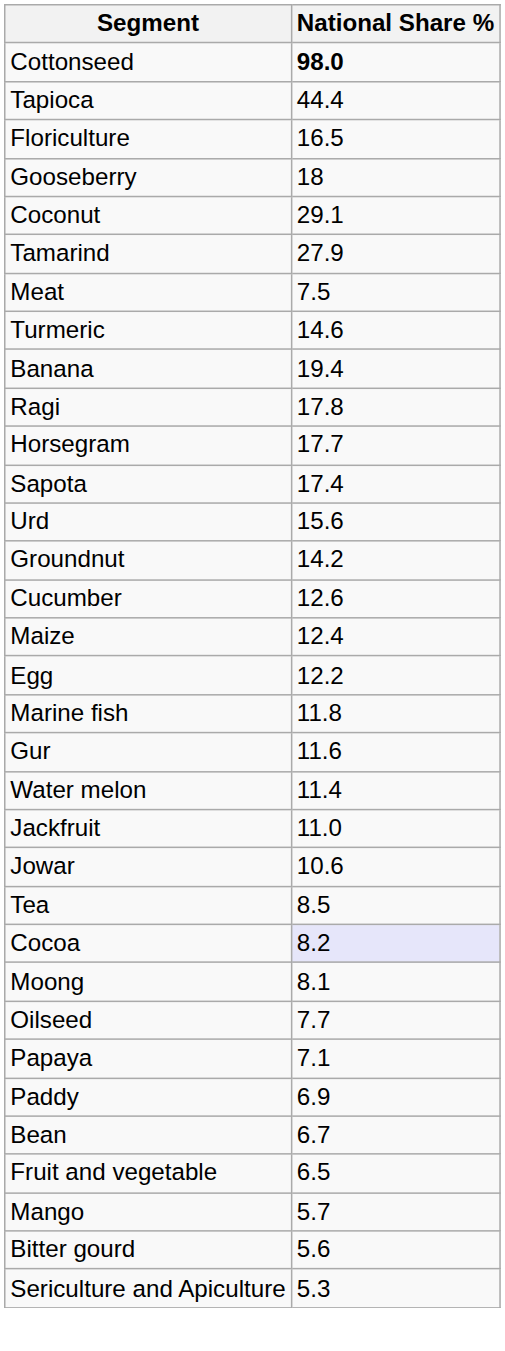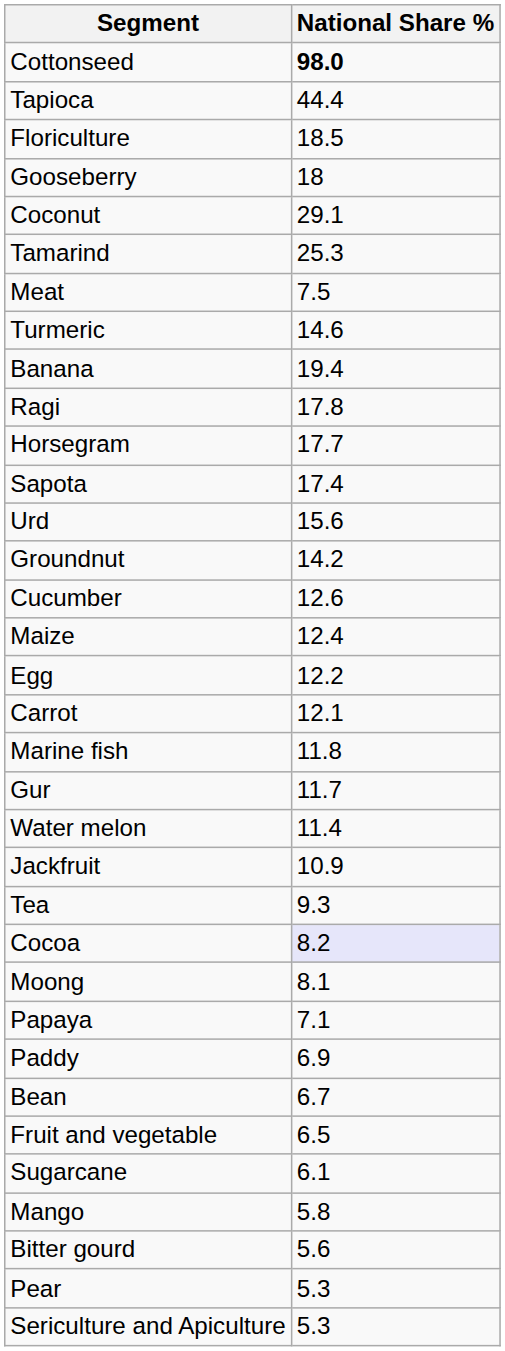(320, 138) 16.5 -> (320, 138) 18.5
(320, 253) 27.9 -> (320, 253) 25.3
+ row: (44, 713)
(319, 751) 11.6 -> (319, 789) 11.7
(319, 828) 11.0 -> (320, 866) 10.9
- row: (43, 866)
(314, 904) 8.5 -> (314, 904) 9.3
- row: (51, 1019)
+ row: (69, 1173)
(314, 1211) 5.7 -> (314, 1211) 5.8
+ row: (36, 1288)
